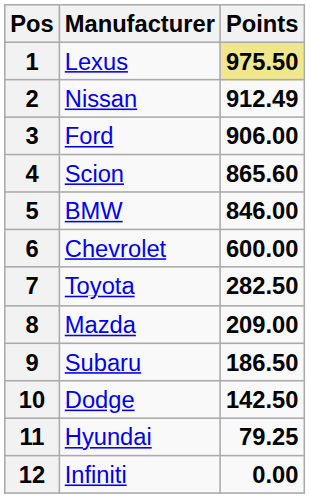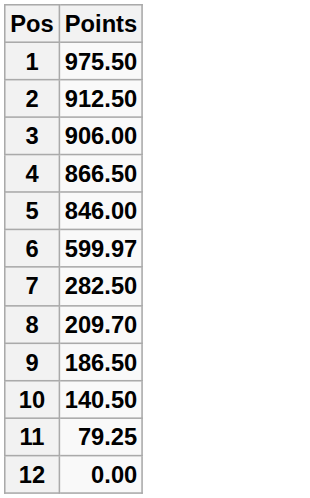- column: (140, 24)
(262, 61) khaki background -> (101, 61) no background
(262, 99) 912.49 -> (101, 99) 912.50
(262, 174) 865.60 -> (101, 174) 866.50
(262, 249) 600.00 -> (101, 249) 599.97
(262, 324) 209.00 -> (101, 324) 209.70
(262, 399) 142.50 -> (101, 399) 140.50
